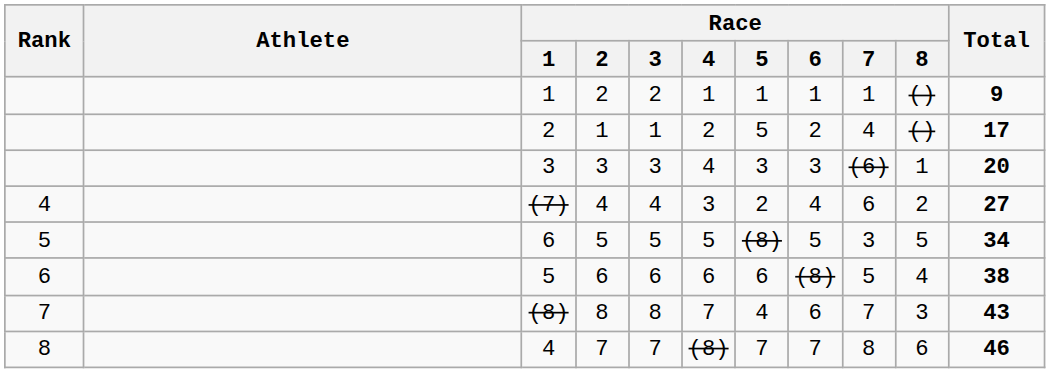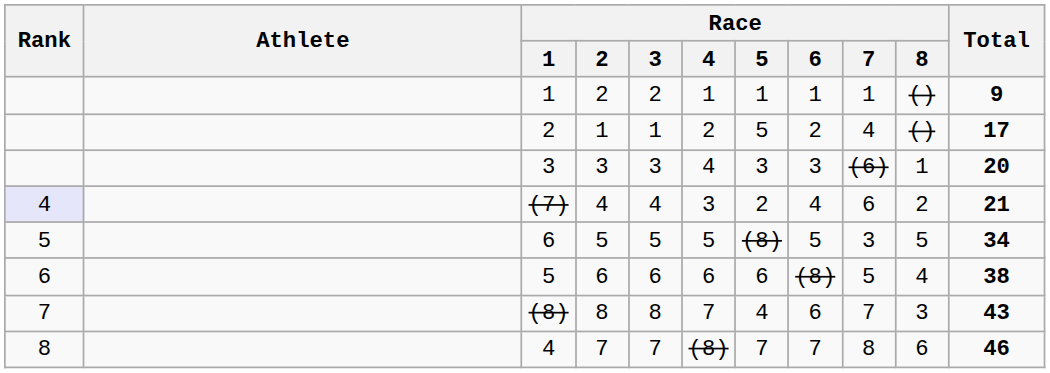(44, 204) no background -> (44, 204) lavender background
(997, 204) 27 -> (997, 204) 21
